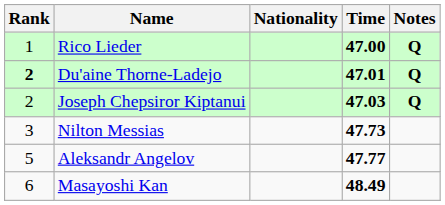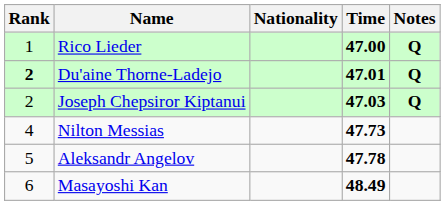(29, 130) 3 -> (29, 130) 4
(366, 158) 47.77 -> (366, 158) 47.78
